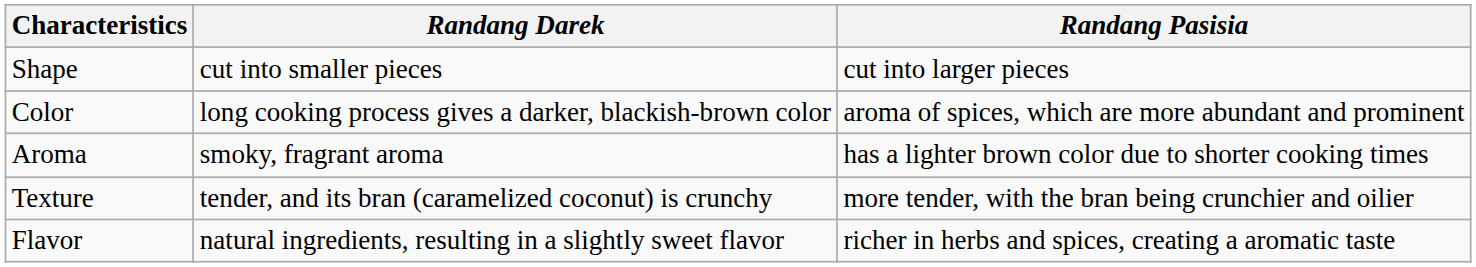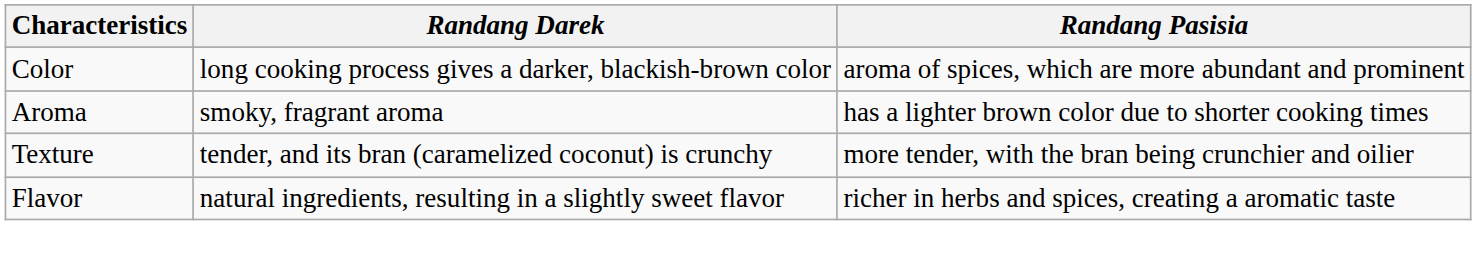- row: (45, 68)
